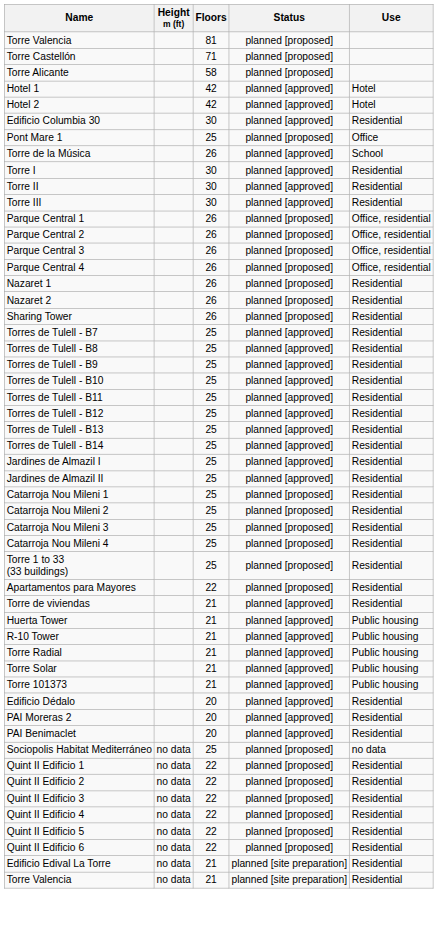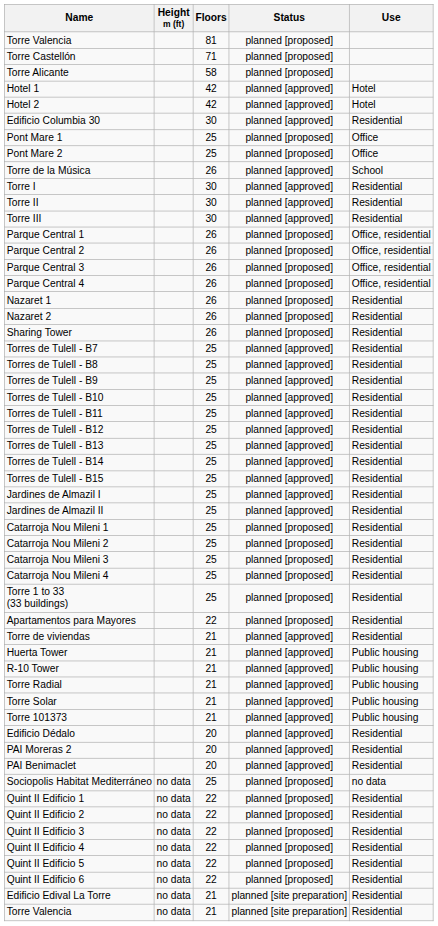+ row: (35, 154)
+ row: (55, 478)
